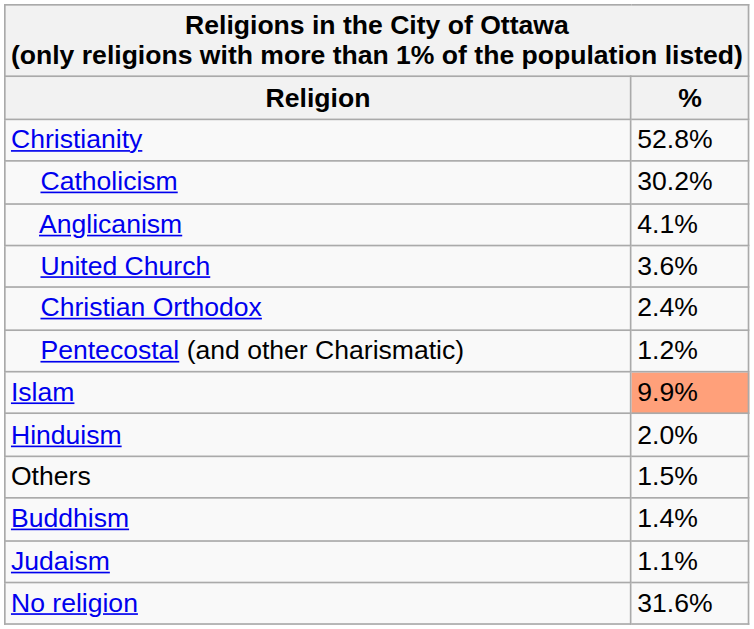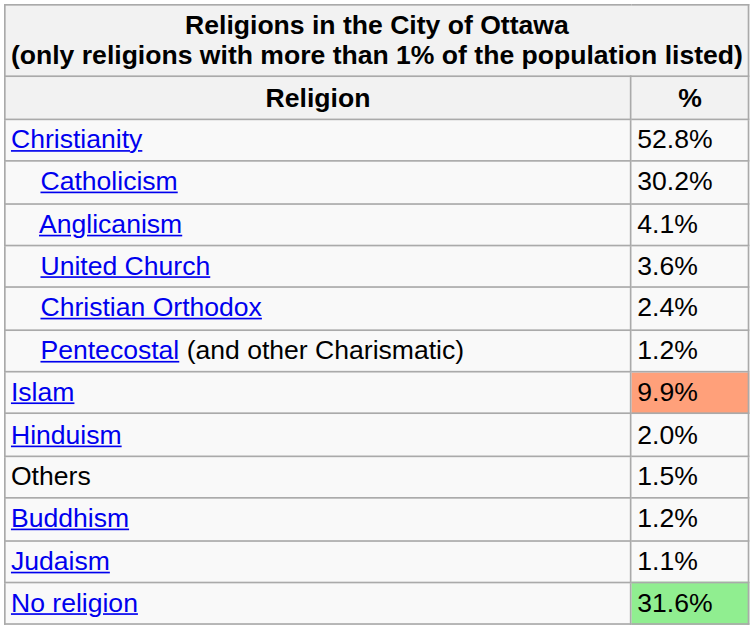(668, 518) 1.4% -> (668, 518) 1.2%
(675, 603) no background -> (675, 603) lightgreen background
